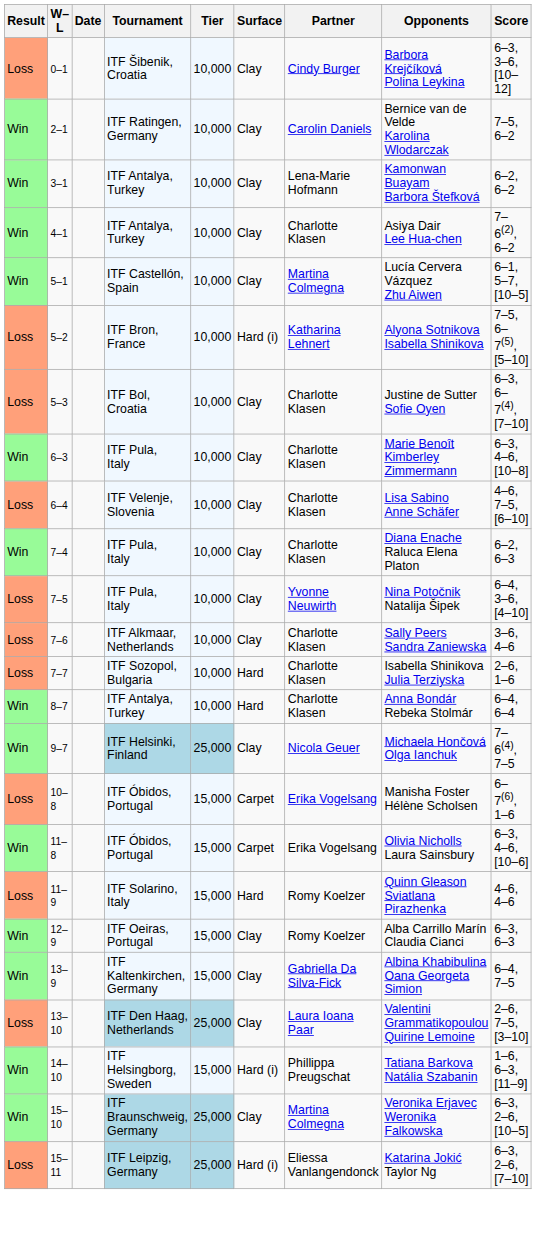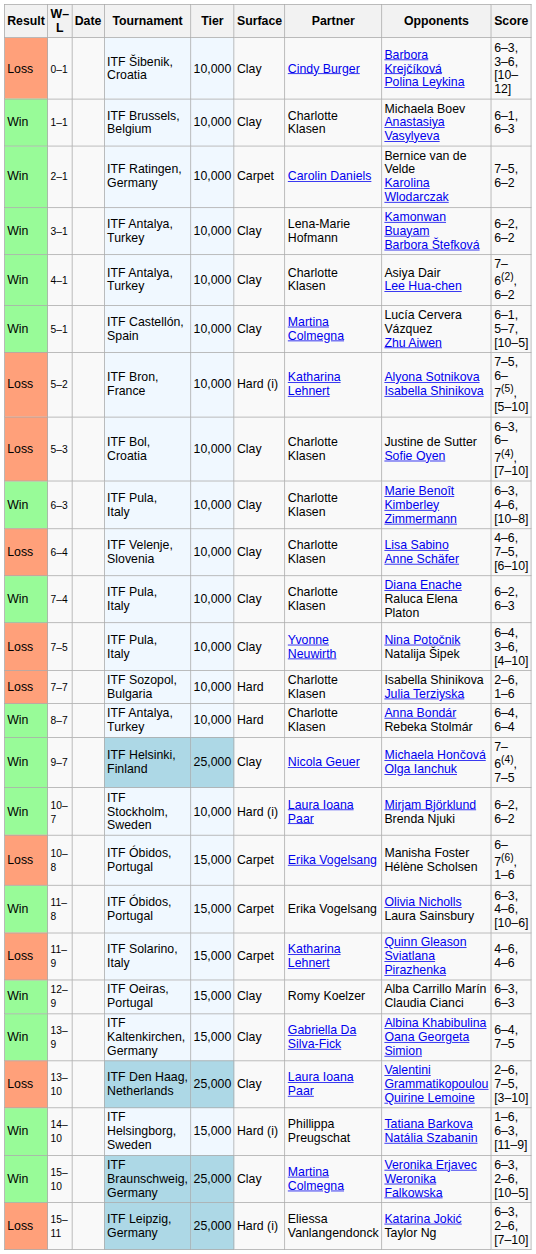+ row: (59, 123)
(249, 129) Clay -> (255, 176) Carpet
- row: (59, 640)
+ row: (59, 812)
(250, 895) Hard -> (255, 956) Carpet
(327, 895) Romy Koelzer -> (314, 956) Katharina Lehnert
